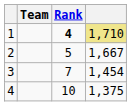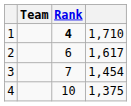(106, 33) khaki background -> (106, 33) no background
(68, 53) 5 -> (68, 53) 6
(106, 53) 1,667 -> (106, 53) 1,617
